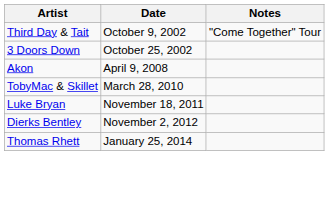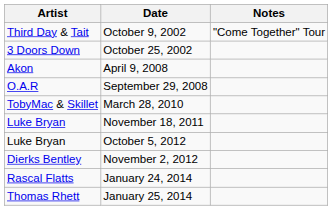+ row: (155, 86)
+ row: (145, 141)
+ row: (148, 178)
